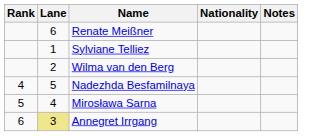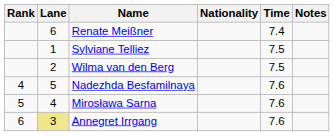+ column: (277, 13)
